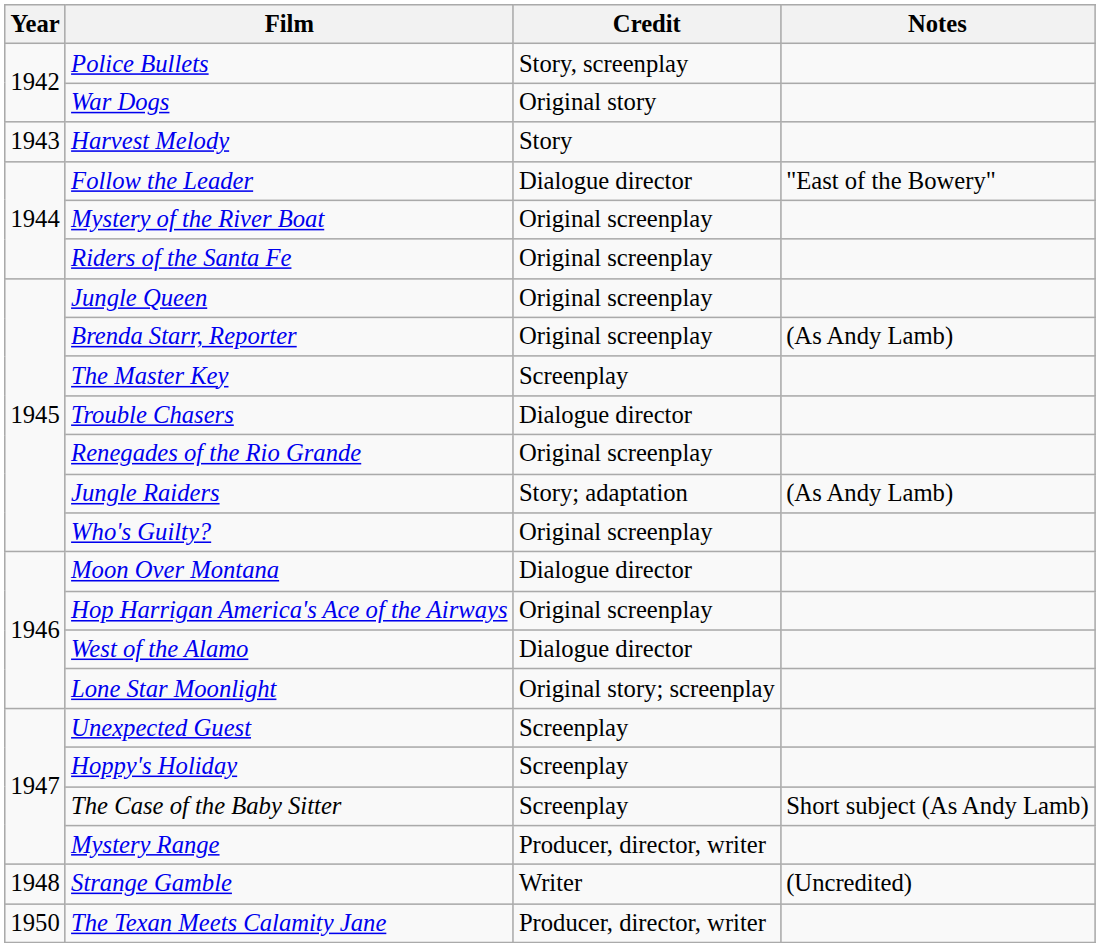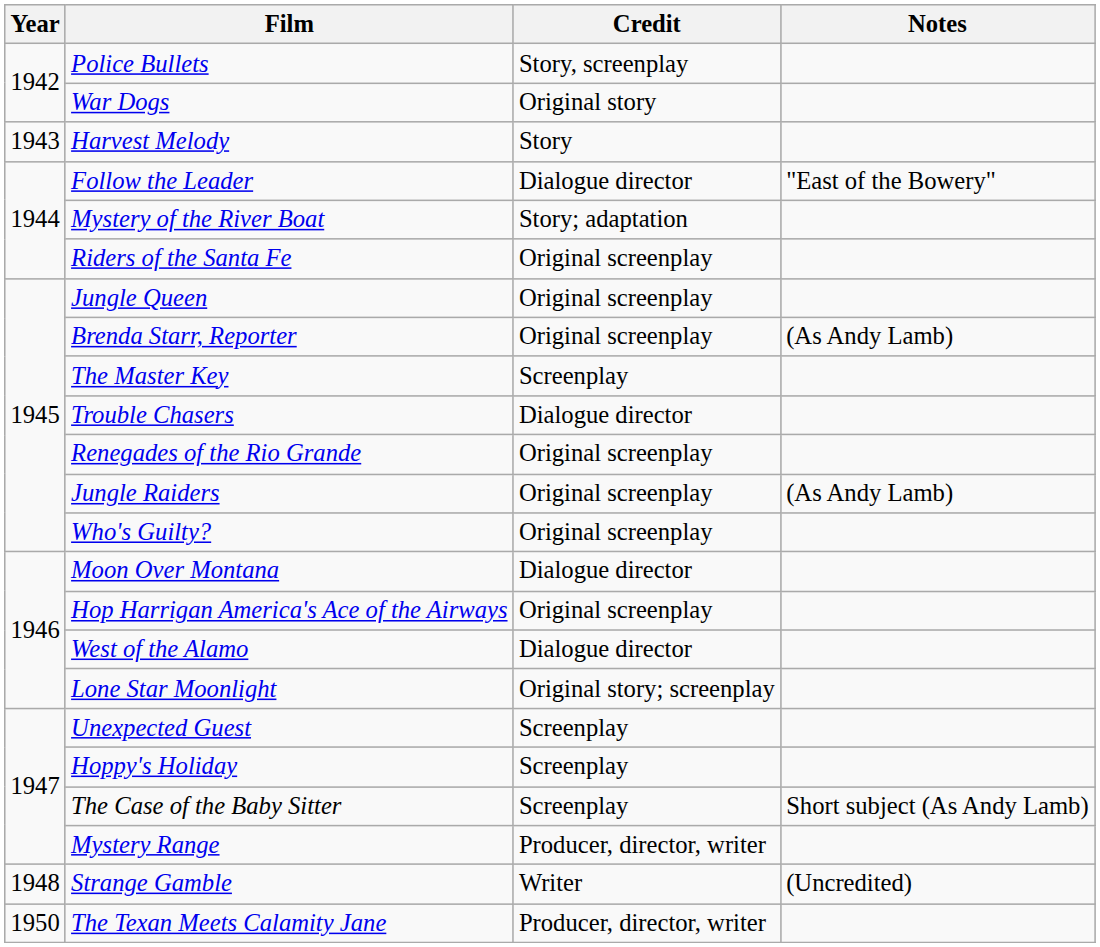(616, 219) Original screenplay -> (603, 219) Story; adaptation
(603, 492) Story; adaptation -> (616, 492) Original screenplay
